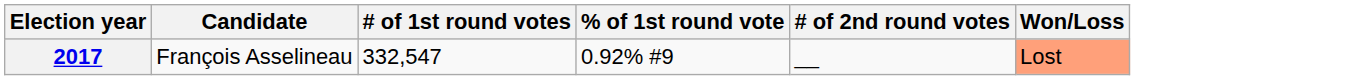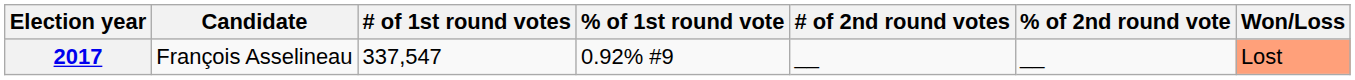+ column: (1125, 21)
(402, 56) 332,547 -> (402, 56) 337,547
